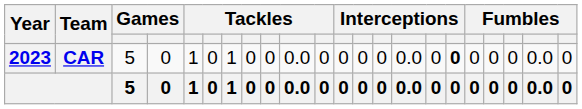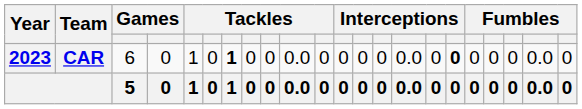(130, 58) 5 -> (130, 58) 6
(232, 58) normal -> (232, 58) bold
